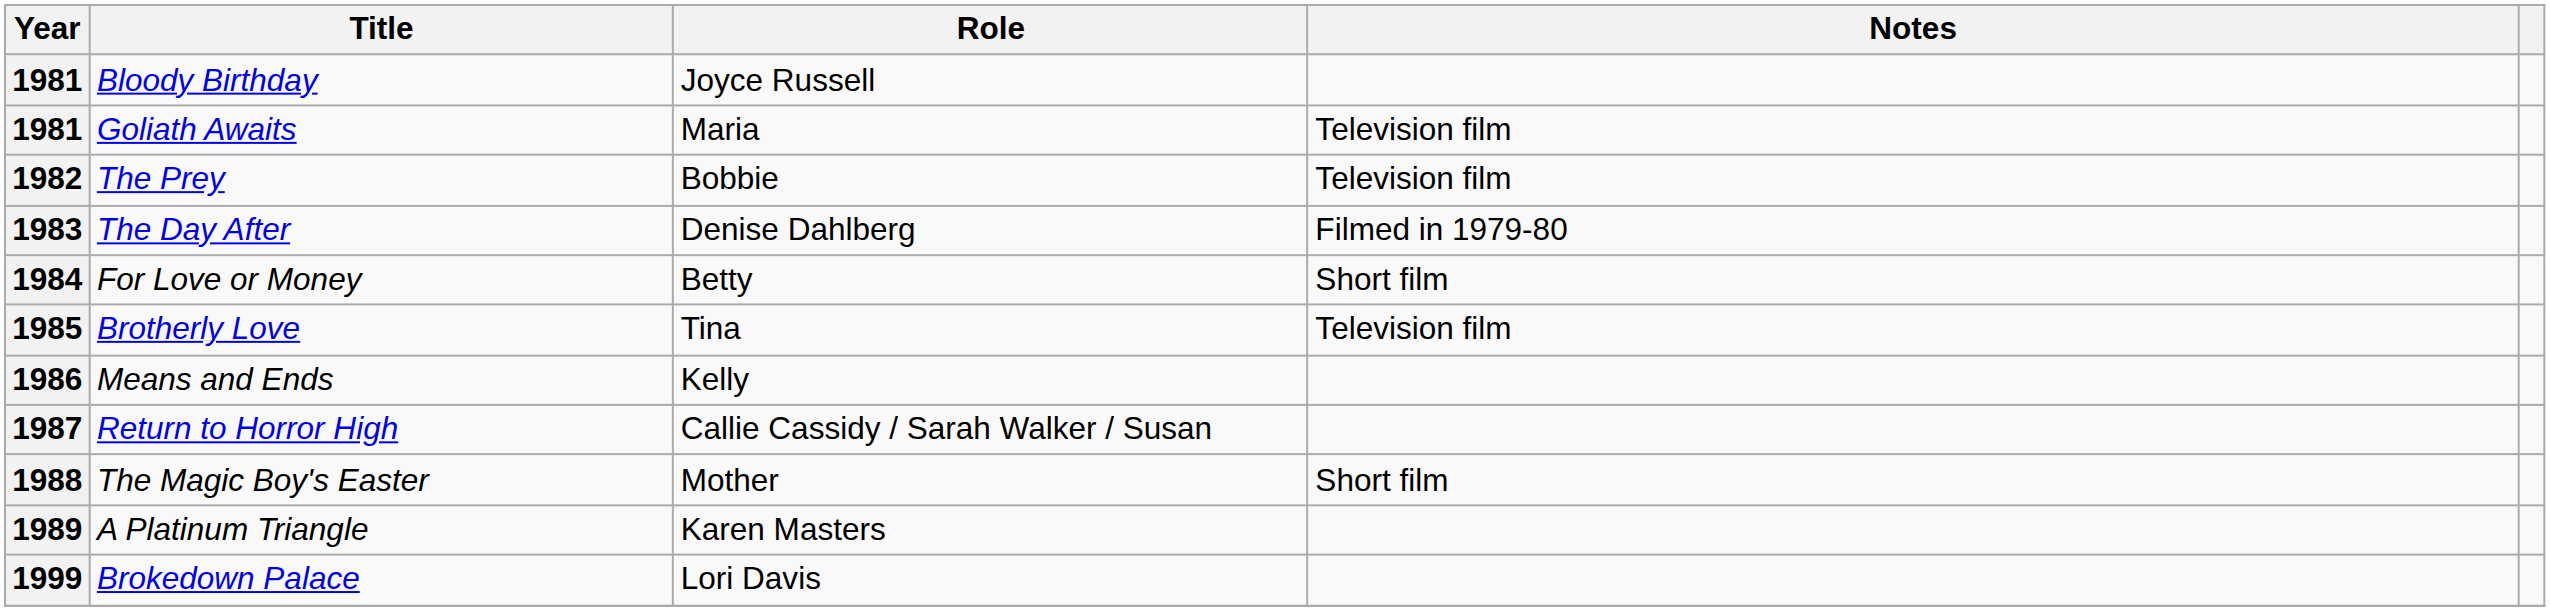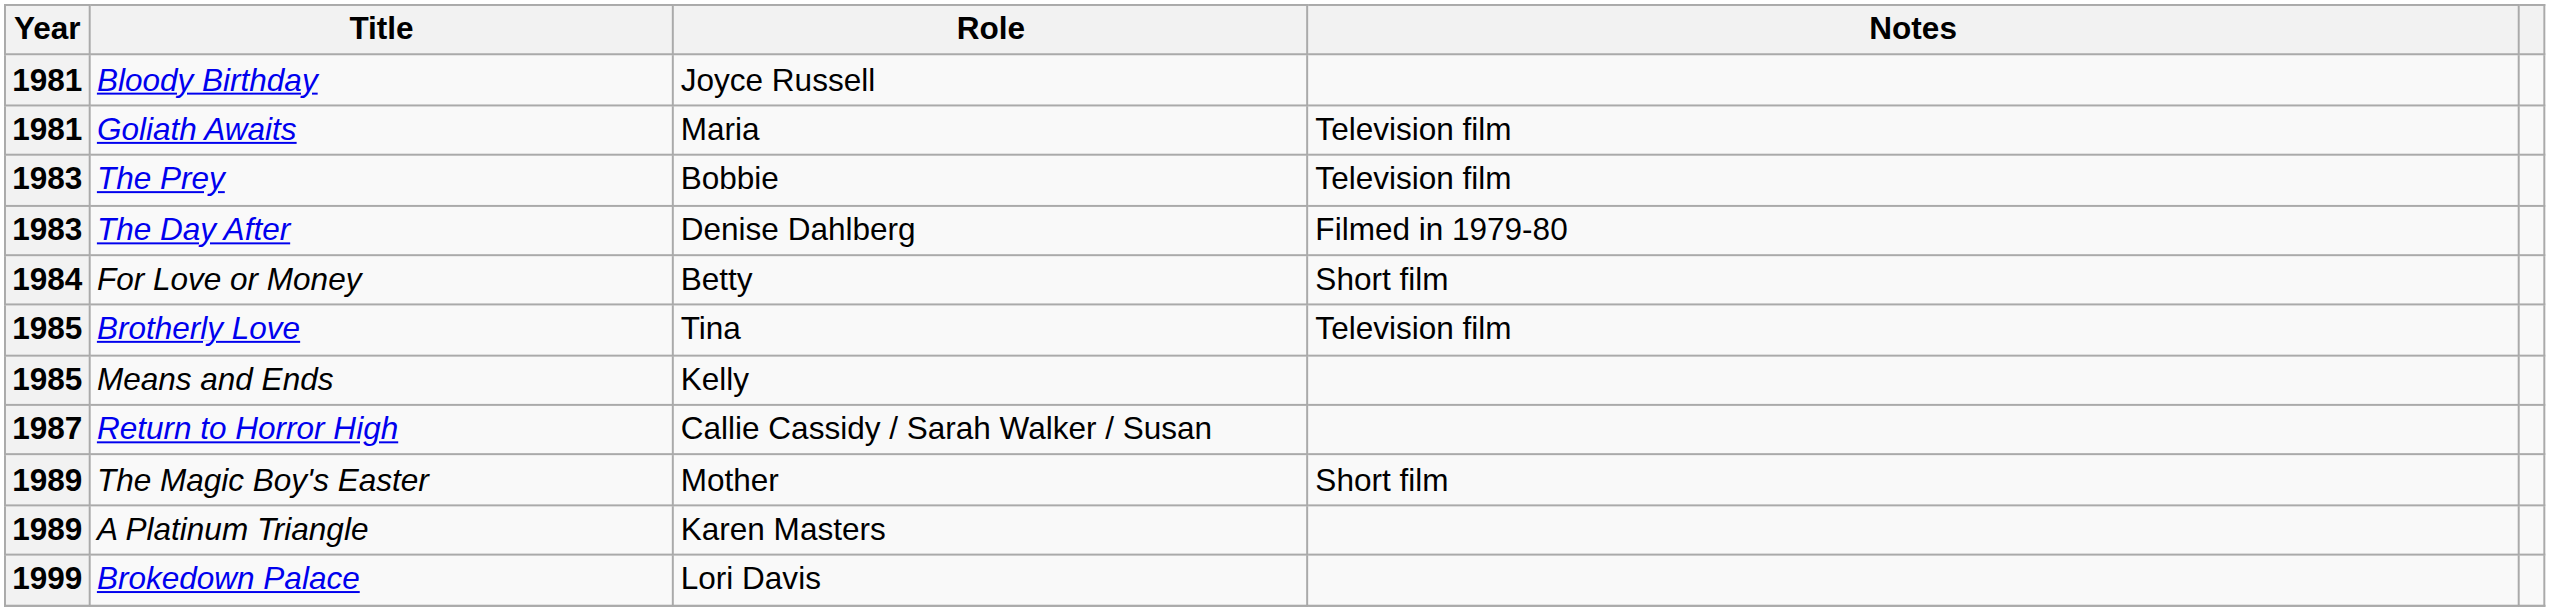(47, 179) 1982 -> (47, 179) 1983
(47, 379) 1986 -> (47, 379) 1985
(47, 479) 1988 -> (47, 479) 1989
